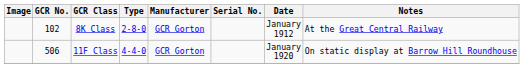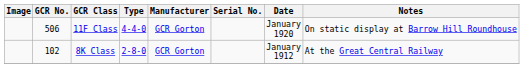rows swapped: (95, 29) <-> (95, 52)
